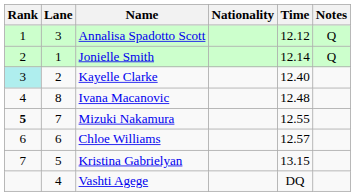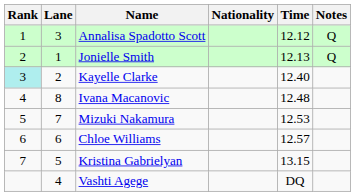(295, 56) 12.14 -> (295, 56) 12.13
(23, 118) bold -> (23, 118) normal
(295, 118) 12.55 -> (295, 118) 12.53
